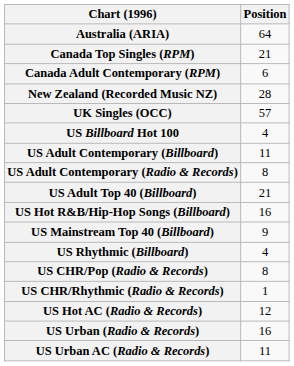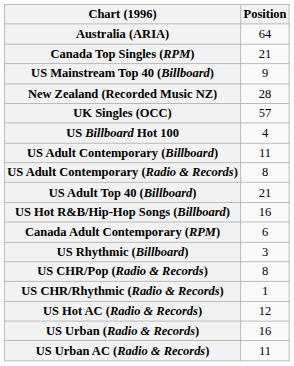rows swapped: (123, 73) <-> (123, 232)
(265, 251) 4 -> (265, 251) 3
